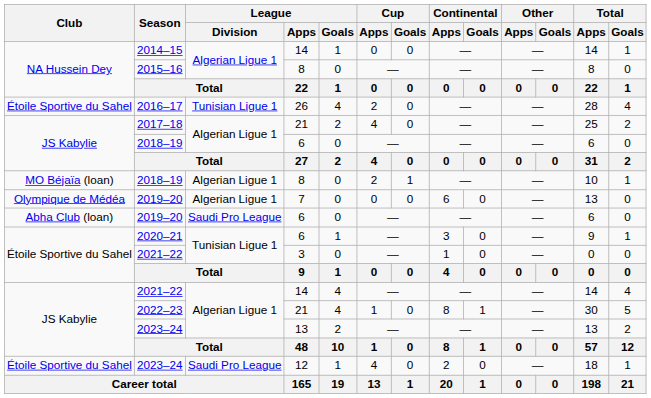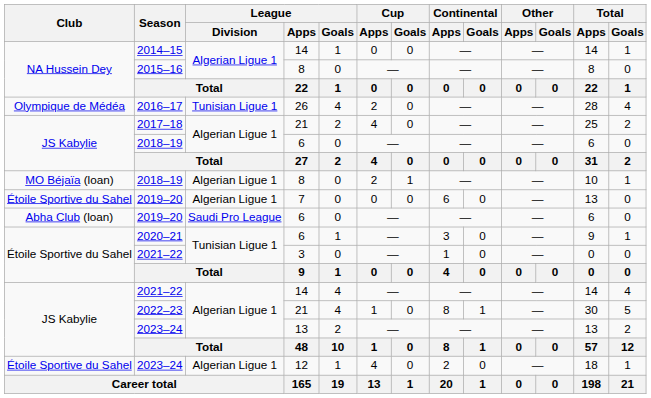(69, 106) Étoile Sportive du Sahel -> (69, 106) Olympique de Médéa
(69, 198) Olympique de Médéa -> (69, 198) Étoile Sportive du Sahel
(235, 365) Saudi Pro League -> (235, 365) Algerian Ligue 1
